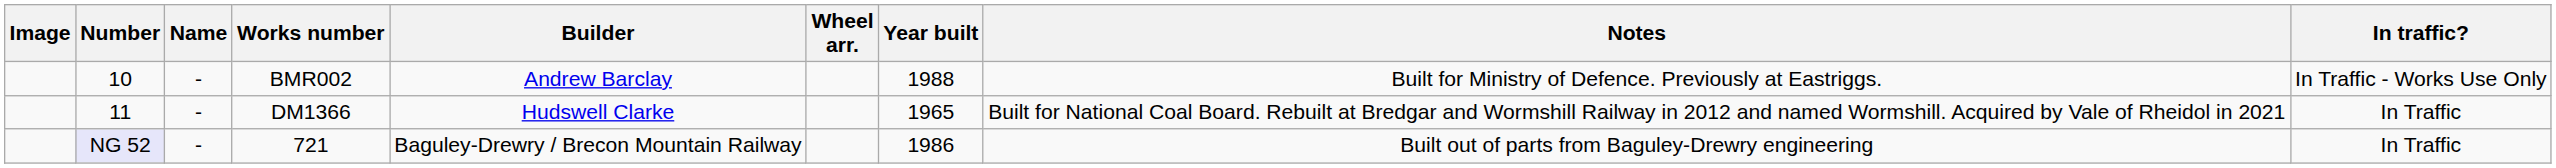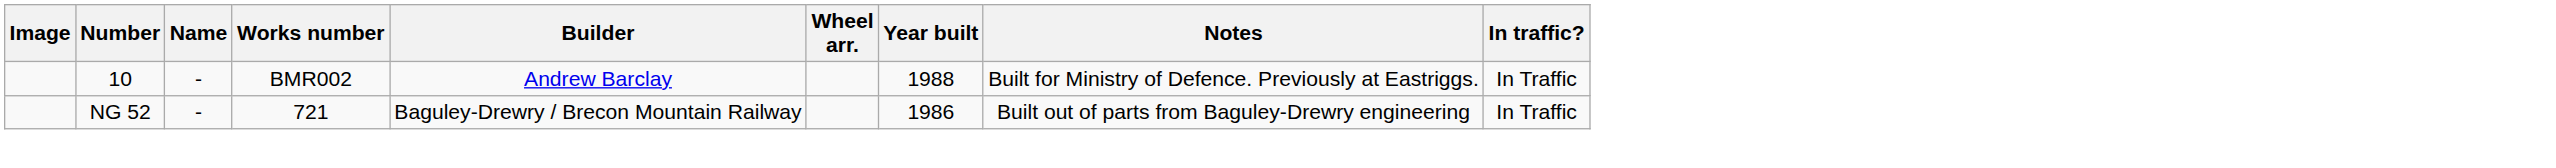(2421, 78) In Traffic - Works Use Only -> (1537, 78) In Traffic
- row: (311, 111)
(120, 145) lavender background -> (120, 111) no background
